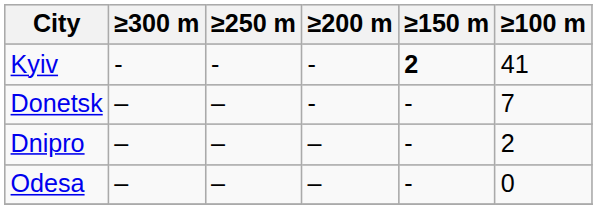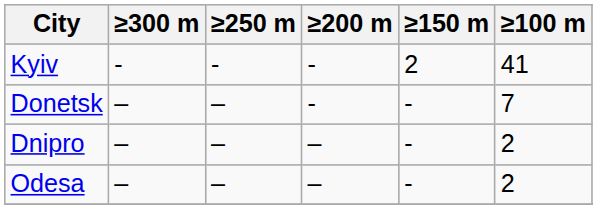(411, 64) bold -> (411, 64) normal
(508, 183) 0 -> (508, 183) 2
